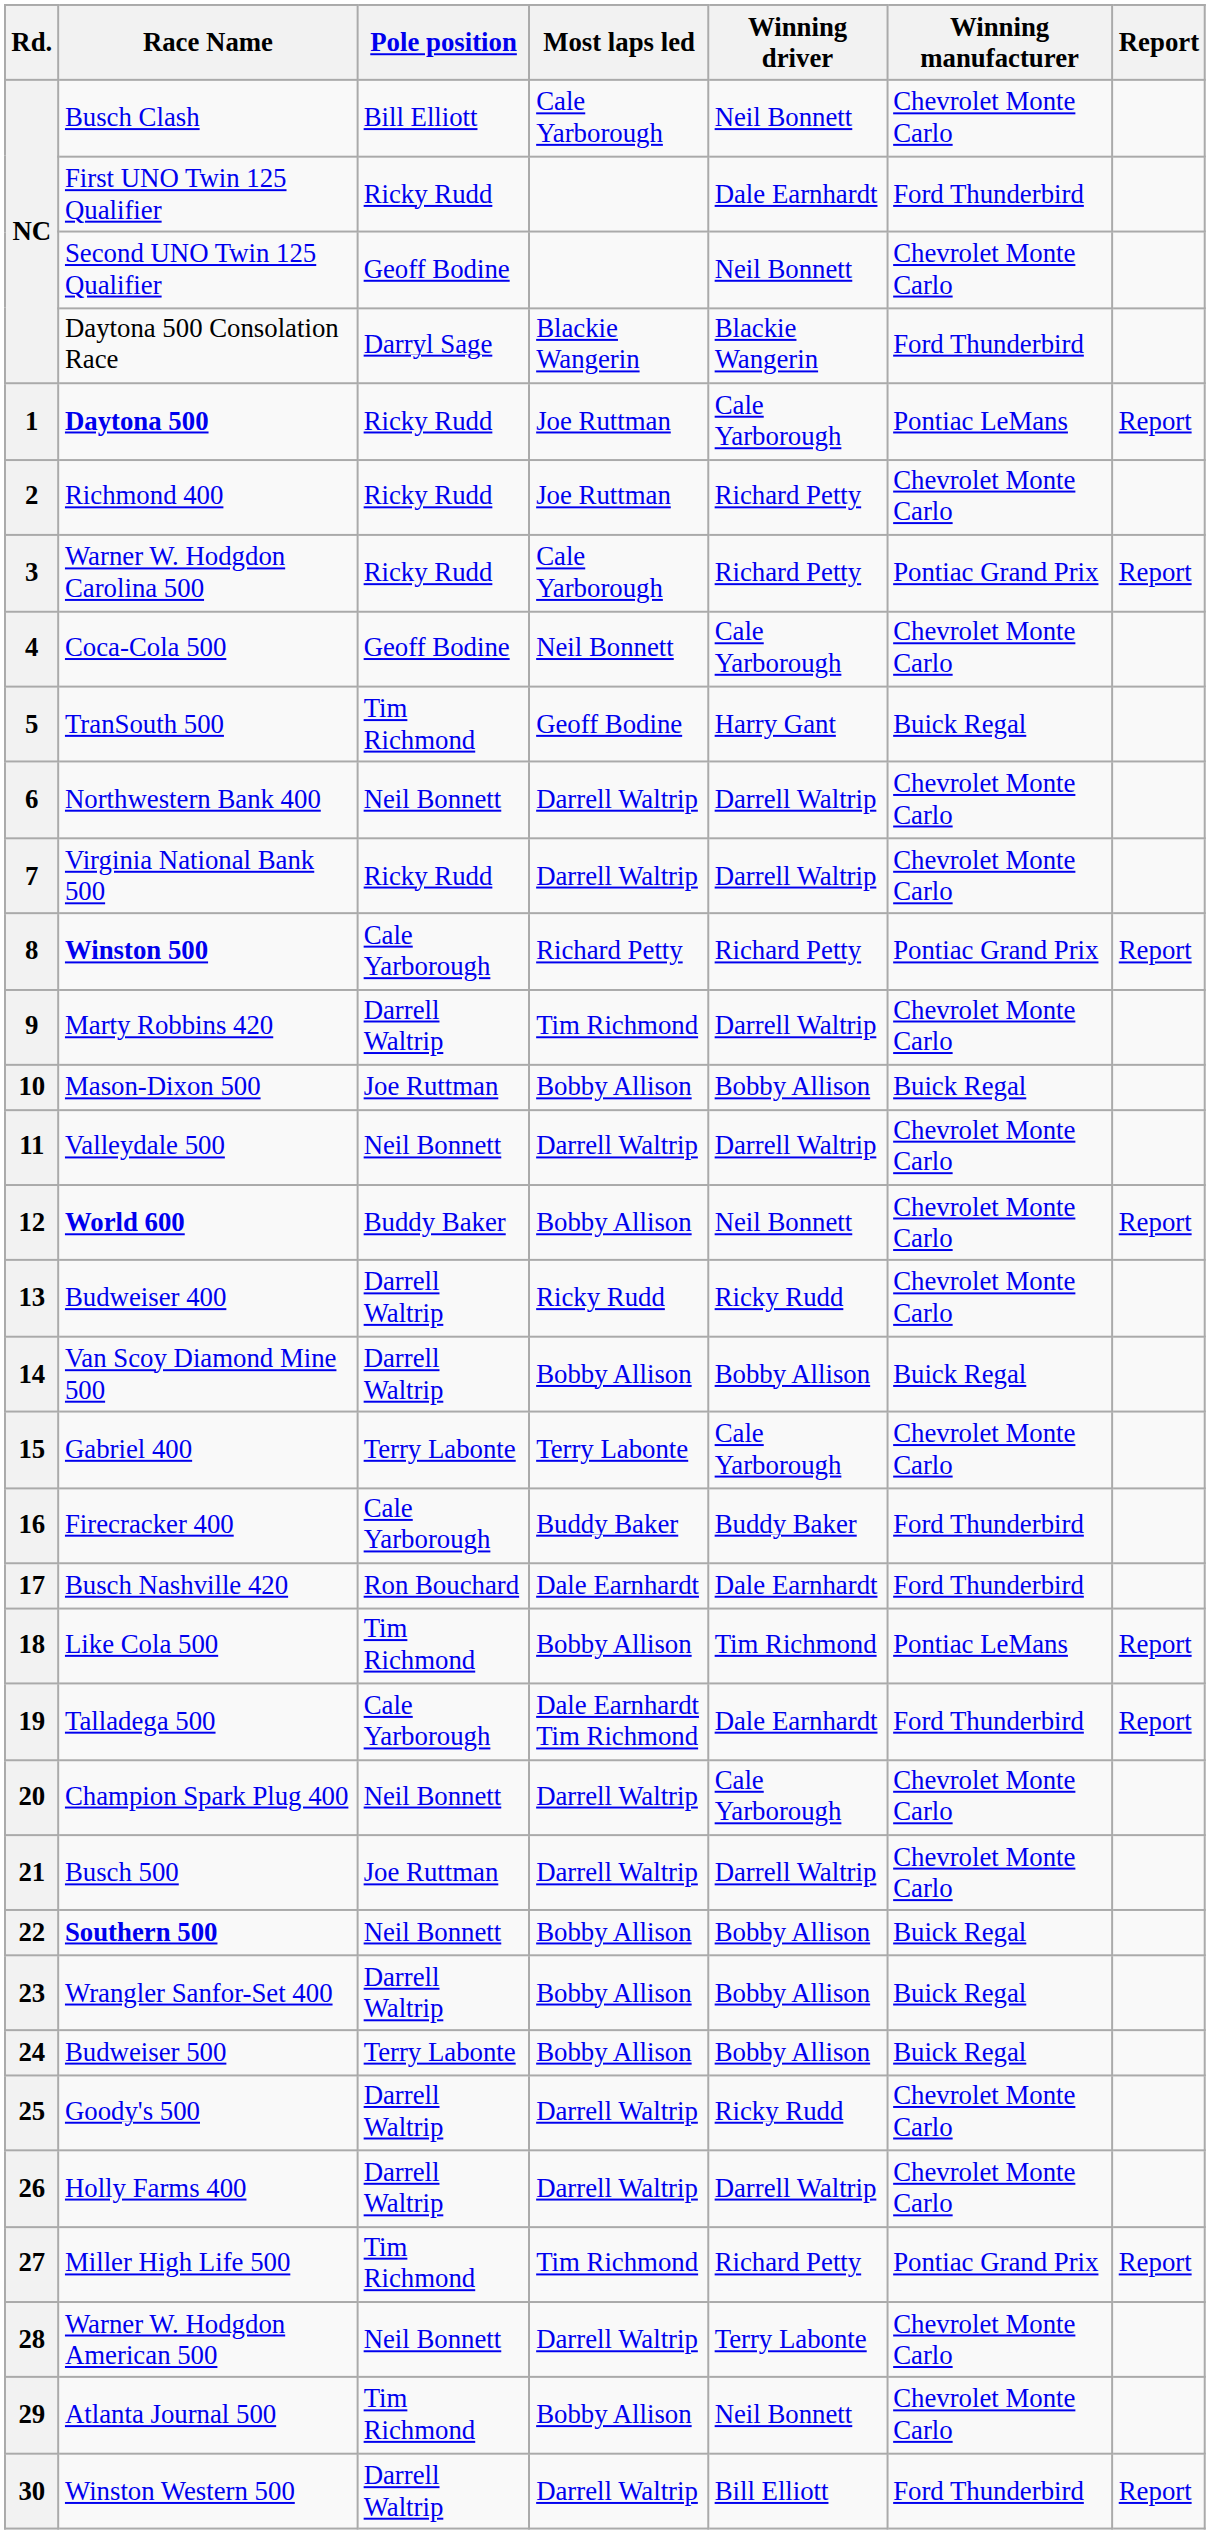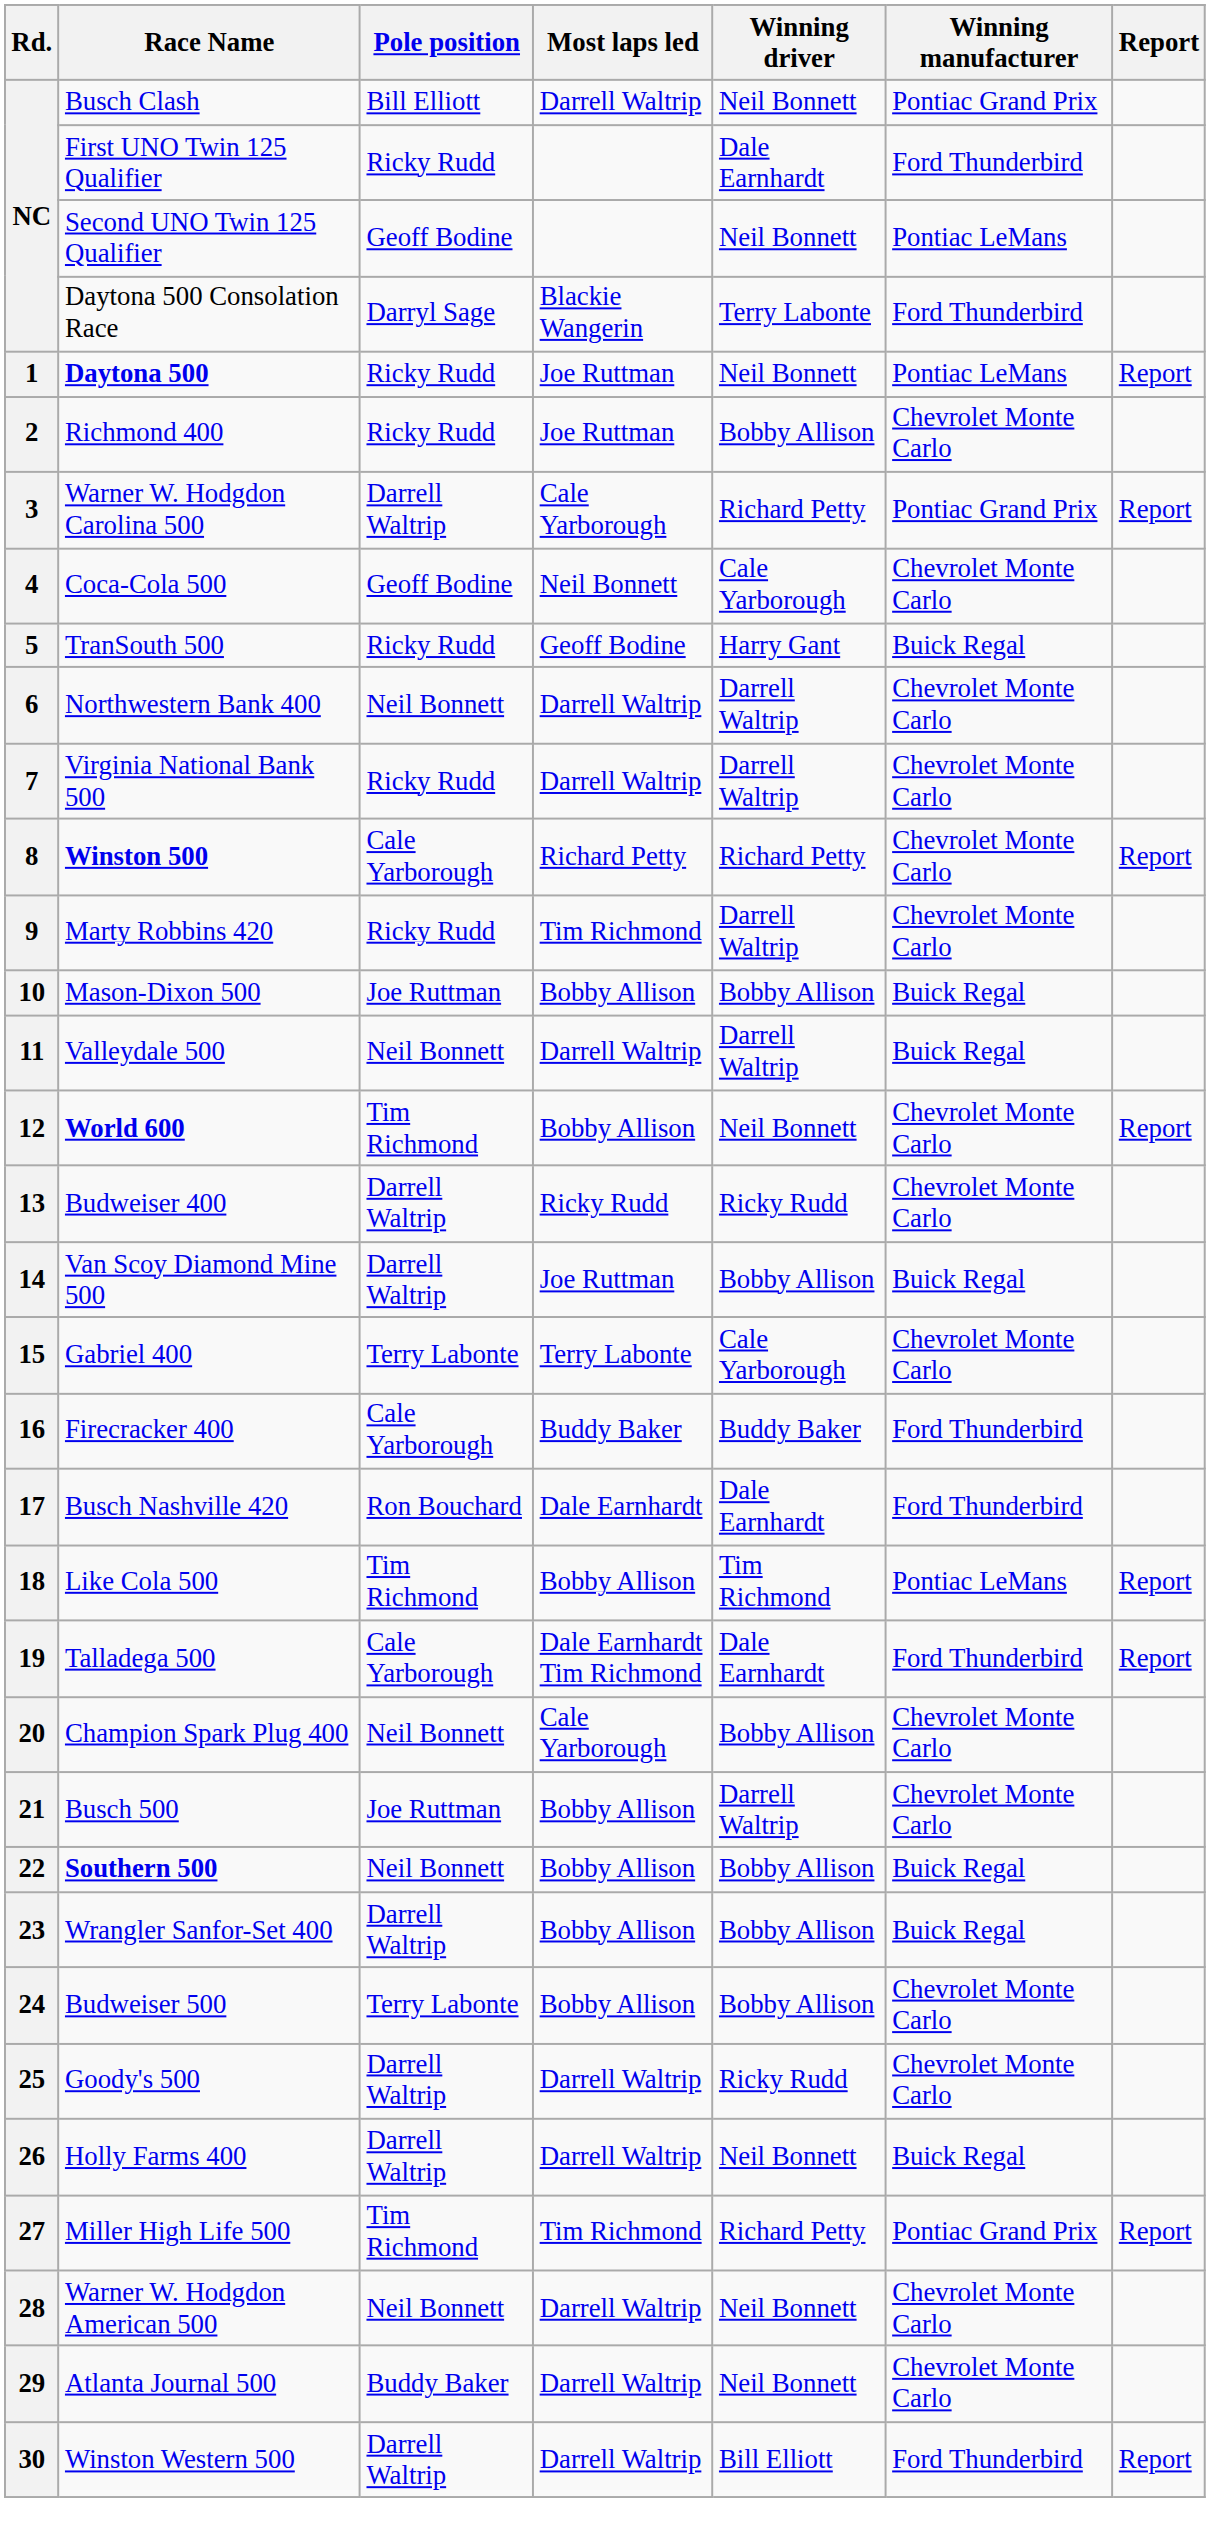(600, 117) Cale Yarborough -> (621, 101) Darrell Waltrip
(984, 117) Chevrolet Monte Carlo -> (995, 101) Pontiac Grand Prix
(984, 269) Chevrolet Monte Carlo -> (980, 237) Pontiac LeMans
(766, 344) Blackie Wangerin -> (795, 313) Terry Labonte
(778, 420) Cale Yarborough -> (788, 373) Neil Bonnett
(788, 496) Richard Petty -> (797, 433) Bobby Allison
(428, 572) Ricky Rudd -> (406, 508) Darrell Waltrip
(419, 723) Tim Richmond -> (431, 644) Ricky Rudd
(996, 950) Pontiac Grand Prix -> (983, 856) Chevrolet Monte Carlo
(403, 1026) Darrell Waltrip -> (431, 931) Ricky Rudd
(984, 1146) Chevrolet Monte Carlo -> (959, 1051) Buick Regal
(435, 1221) Buddy Baker -> (422, 1127) Tim Richmond
(614, 1373) Bobby Allison -> (607, 1278) Joe Ruttman
(617, 1796) Darrell Waltrip -> (603, 1733) Cale Yarborough
(778, 1796) Cale Yarborough -> (797, 1733) Bobby Allison
(617, 1871) Darrell Waltrip -> (617, 1808) Bobby Allison
(960, 2051) Buick Regal -> (983, 2004) Chevrolet Monte Carlo
(795, 2187) Darrell Waltrip -> (788, 2156) Neil Bonnett
(984, 2187) Chevrolet Monte Carlo -> (959, 2156) Buick Regal
(791, 2338) Terry Labonte -> (788, 2307) Neil Bonnett
(419, 2414) Tim Richmond -> (438, 2383) Buddy Baker
(614, 2414) Bobby Allison -> (621, 2383) Darrell Waltrip
